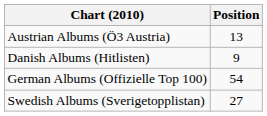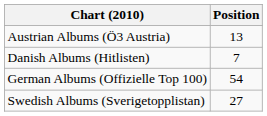(236, 57) 9 -> (236, 57) 7
